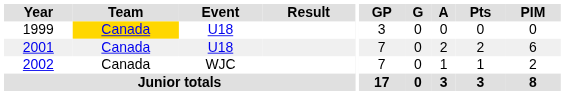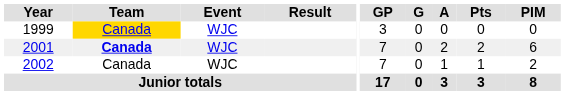(220, 30) U18 -> (222, 30) WJC
(126, 47) normal -> (127, 47) bold
(220, 47) U18 -> (222, 47) WJC
